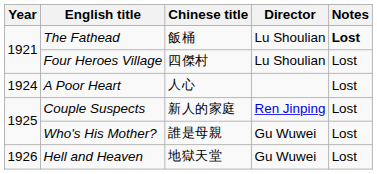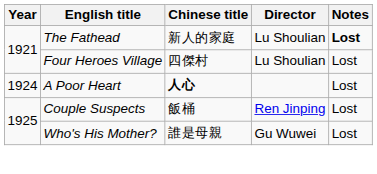(182, 37) 飯桶 -> (202, 37) 新人的家庭
(182, 84) normal -> (182, 84) bold
(202, 108) 新人的家庭 -> (182, 108) 飯桶
- row: (93, 156)
